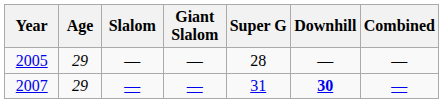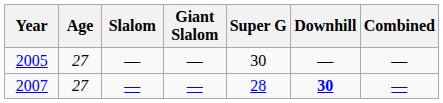(80, 60) 29 -> (80, 60) 27
(258, 60) 28 -> (258, 60) 30
(80, 85) 29 -> (80, 85) 27
(258, 85) 31 -> (258, 85) 28
